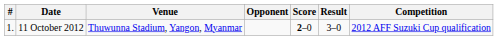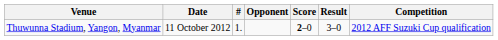columns swapped: (10, 12) <-> (165, 12)
